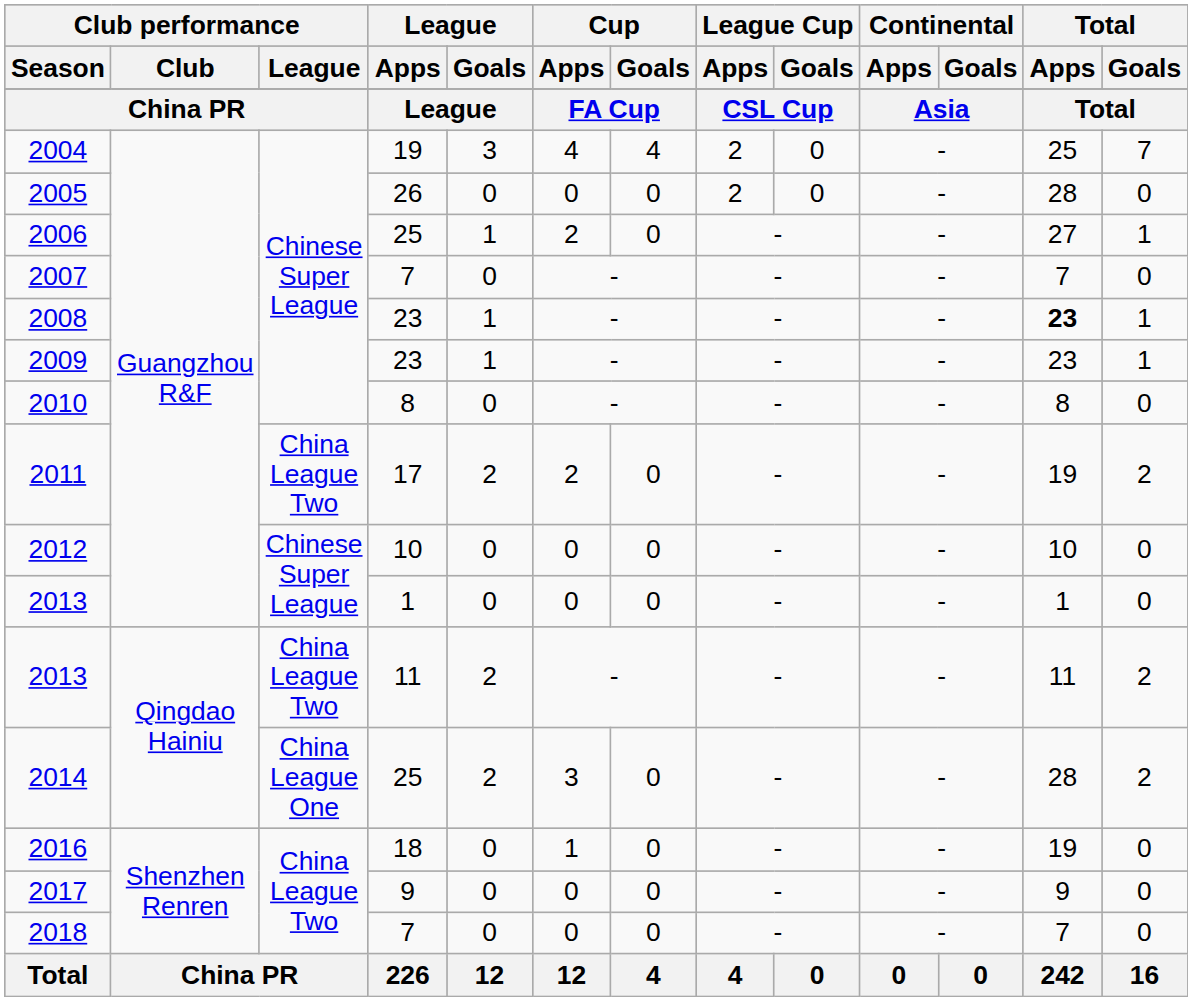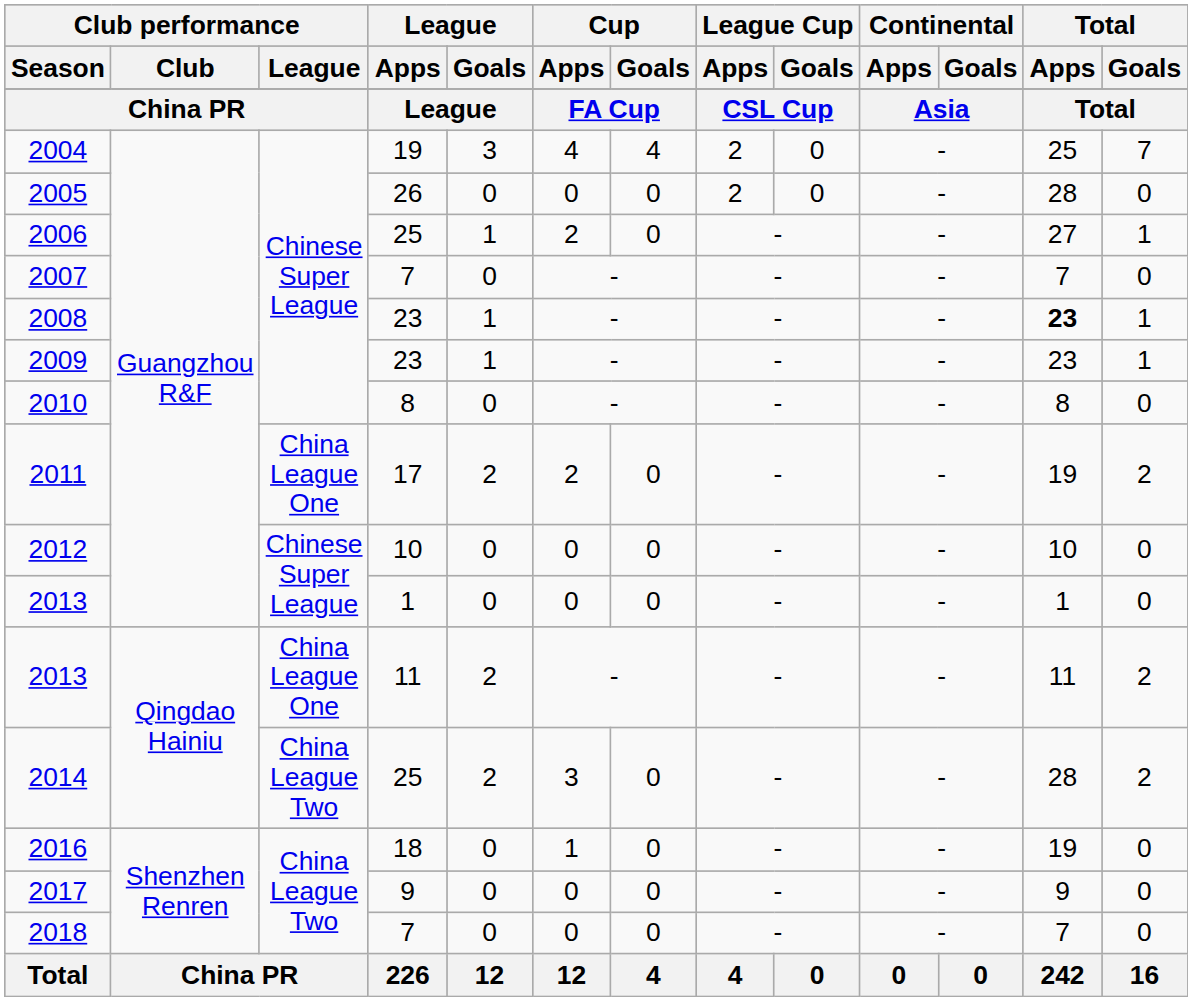(314, 473) China League Two -> (314, 473) China League One
(314, 676) China League Two -> (314, 676) China League One
(314, 777) China League One -> (314, 777) China League Two
